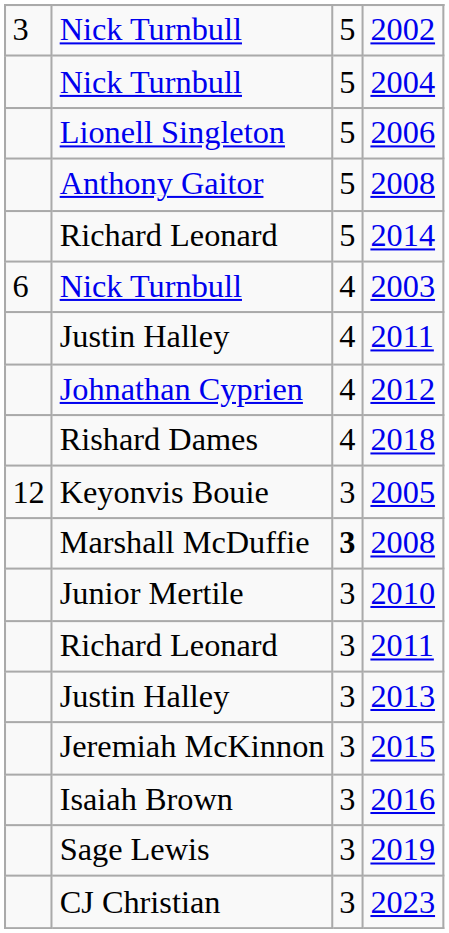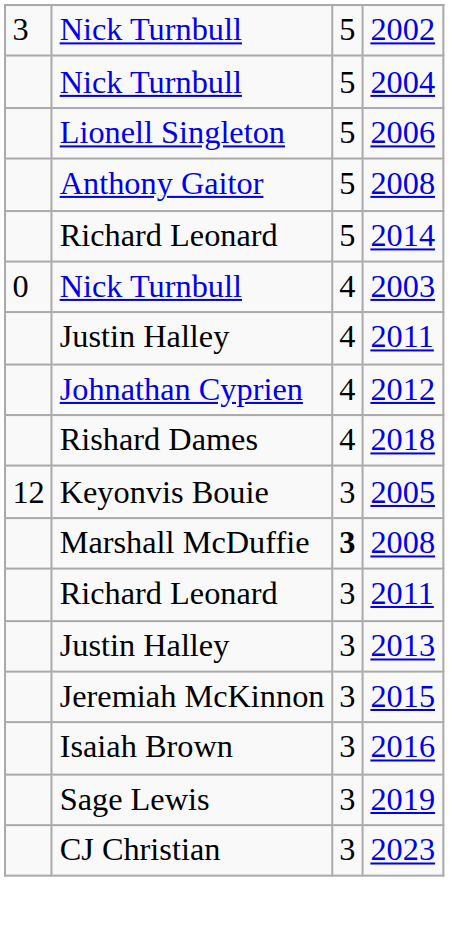(21, 286) 6 -> (21, 286) 0
- row: (152, 593)
